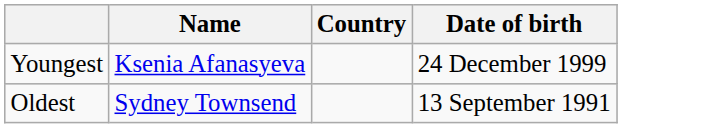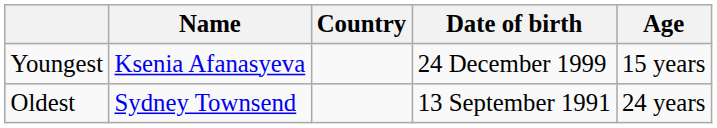+ column: (664, 24)
